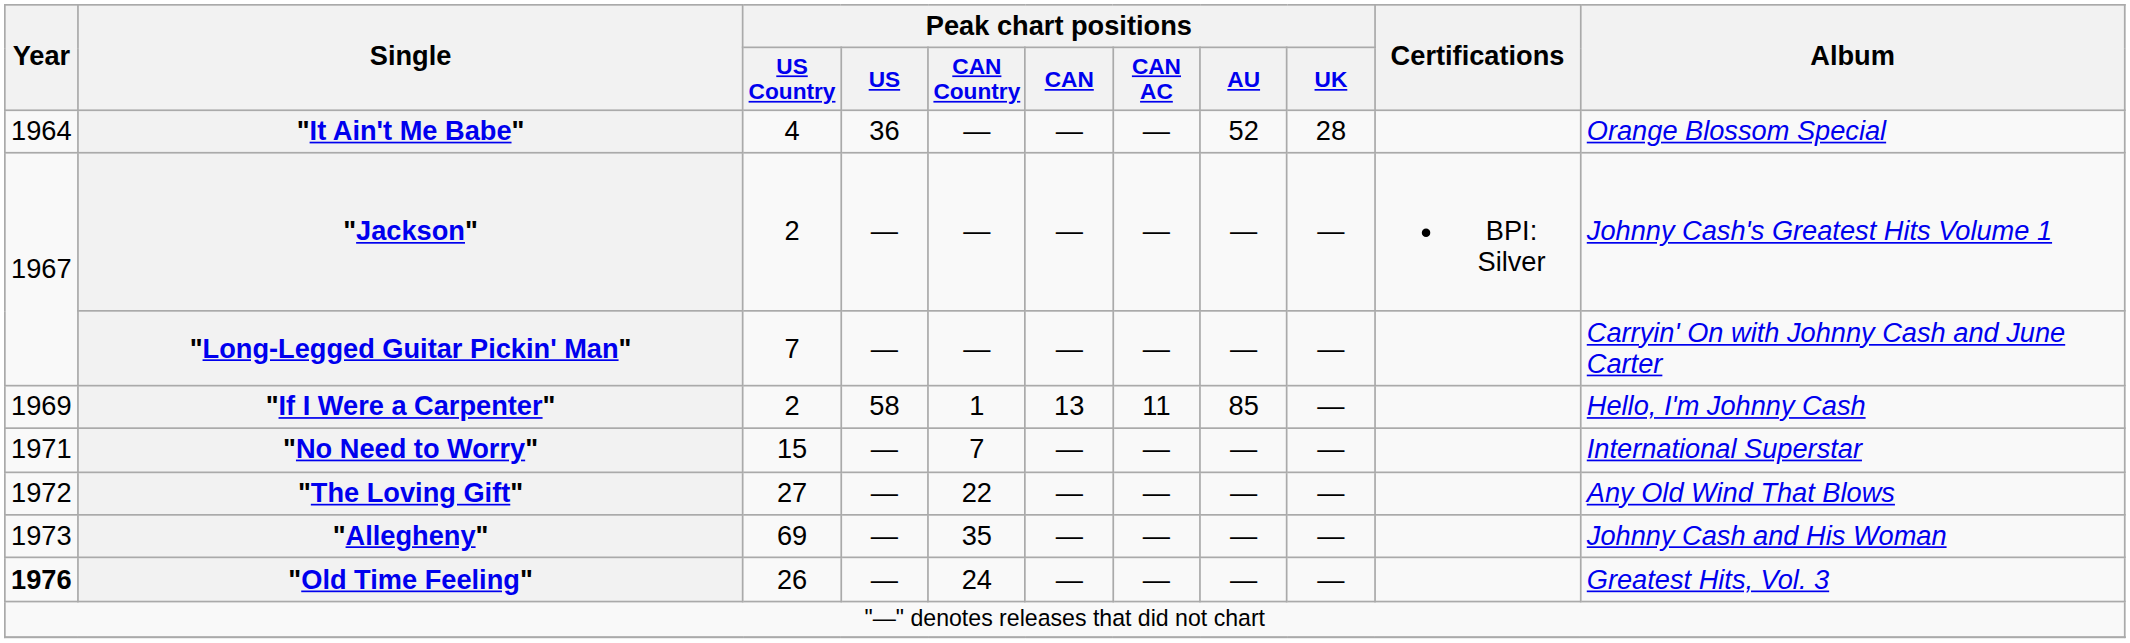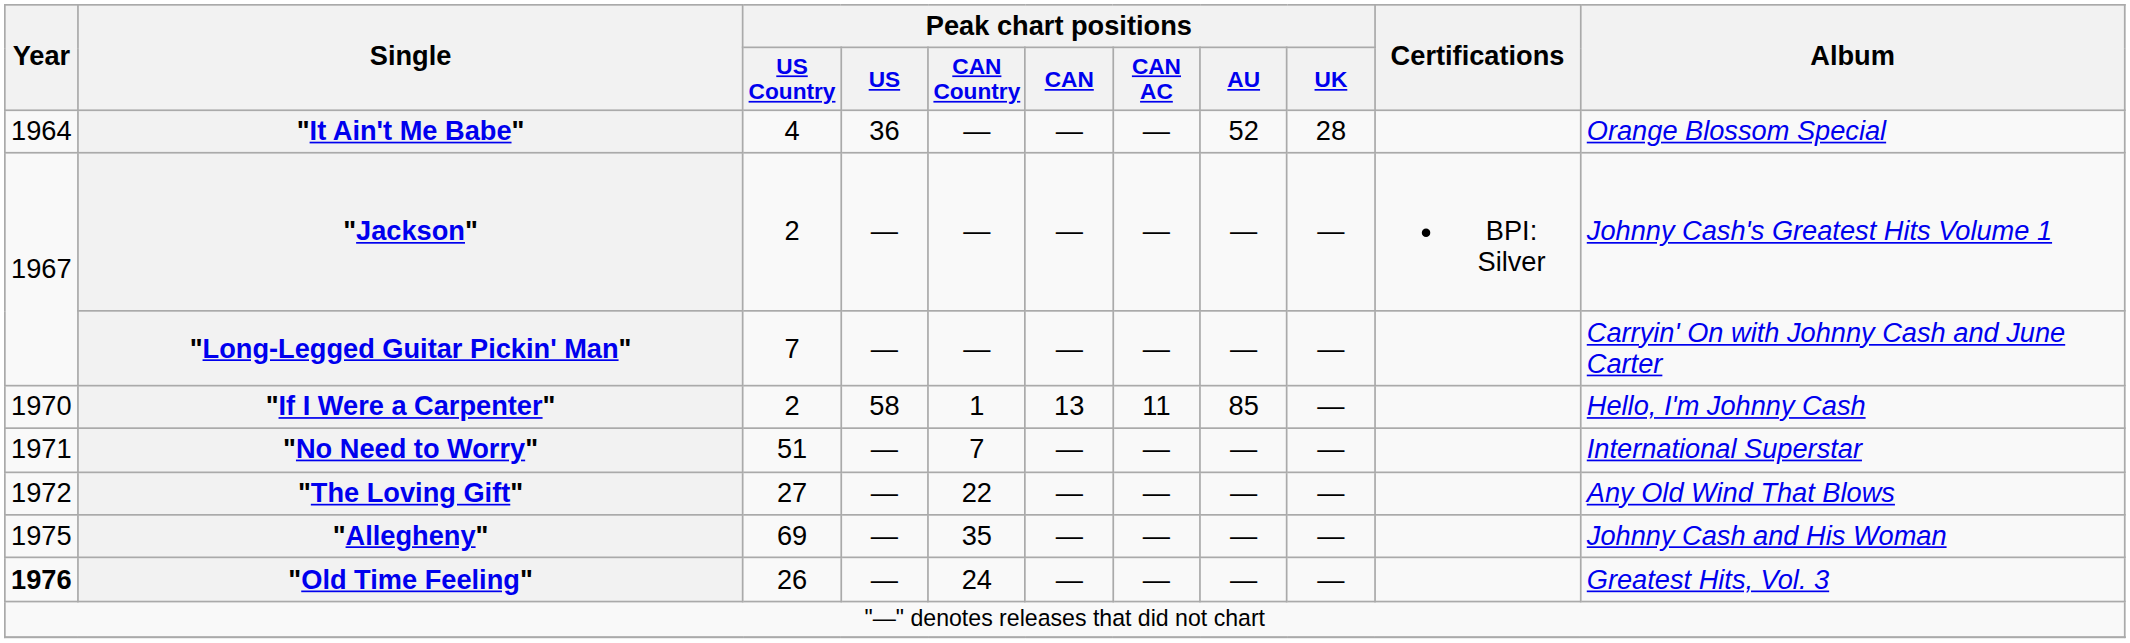(41, 406) 1969 -> (41, 406) 1970
(792, 449) 15 -> (792, 449) 51
(41, 535) 1973 -> (41, 535) 1975
